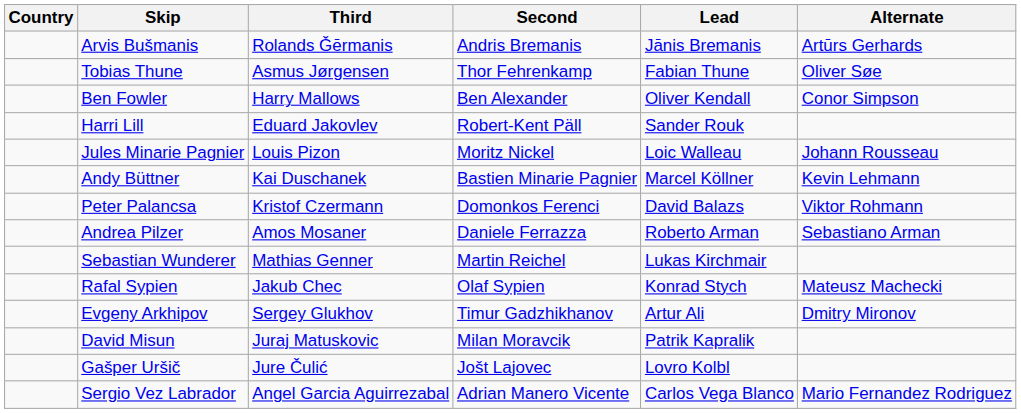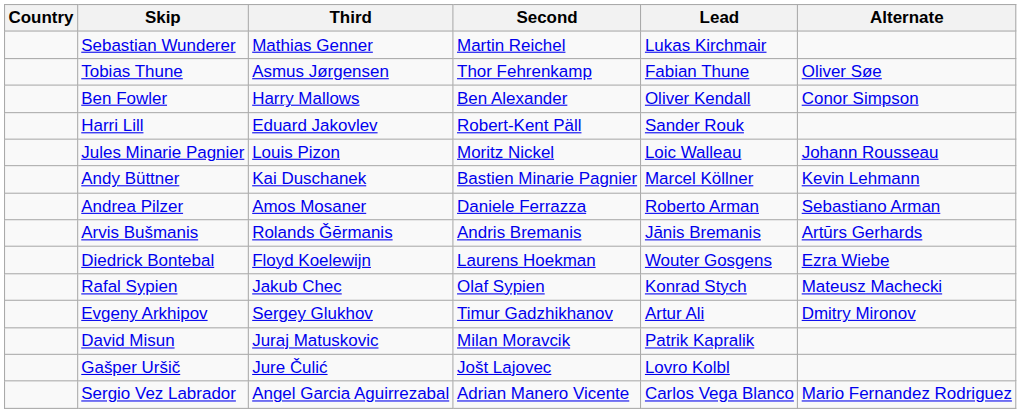rows swapped: (158, 260) <-> (140, 44)
- row: (139, 206)
+ row: (148, 260)
